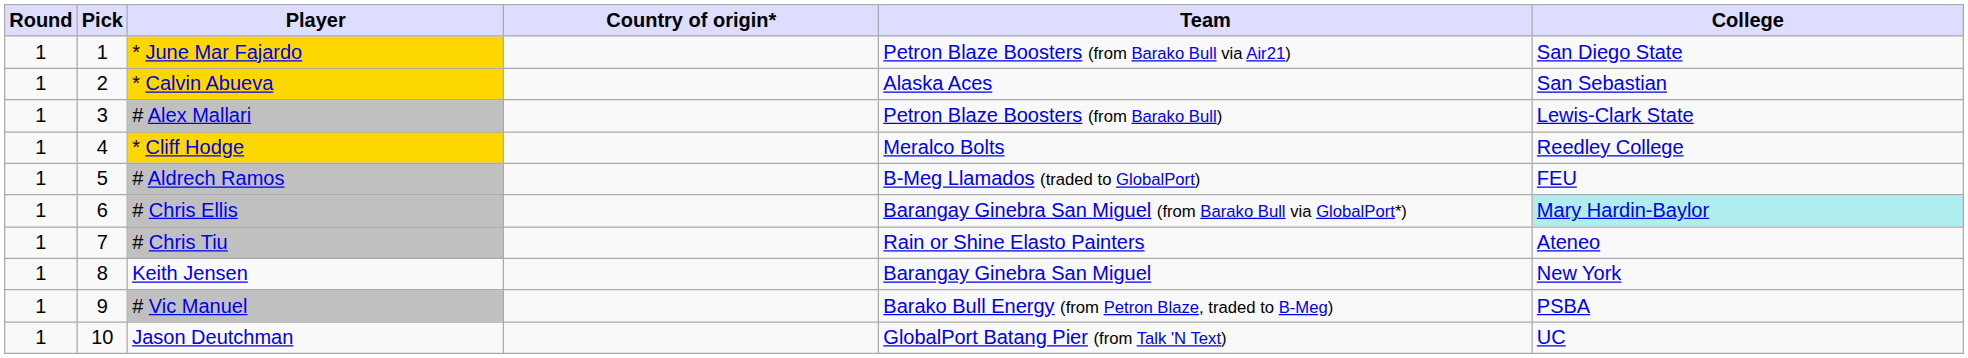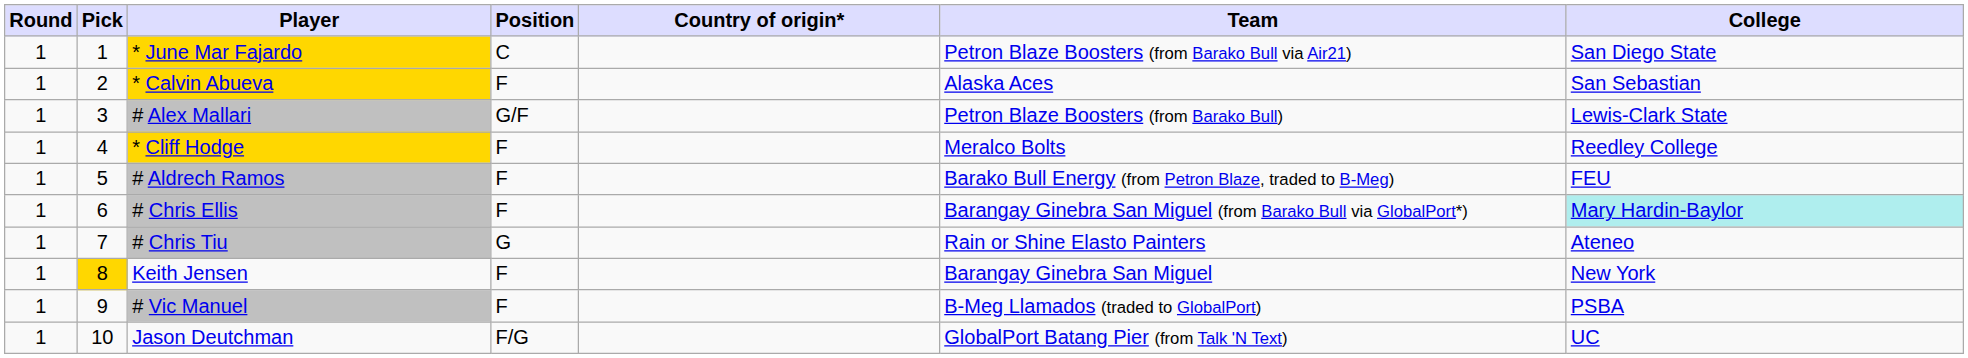+ column: (535, 20)
(1042, 178) B-Meg Llamados (traded to GlobalPort) -> (1169, 178) Barako Bull Energy (from Petron Blaze, traded to B-Meg)
(102, 274) no background -> (102, 274) gold background
(1108, 305) Barako Bull Energy (from Petron Blaze, traded to B-Meg) -> (1103, 305) B-Meg Llamados (traded to GlobalPort)
